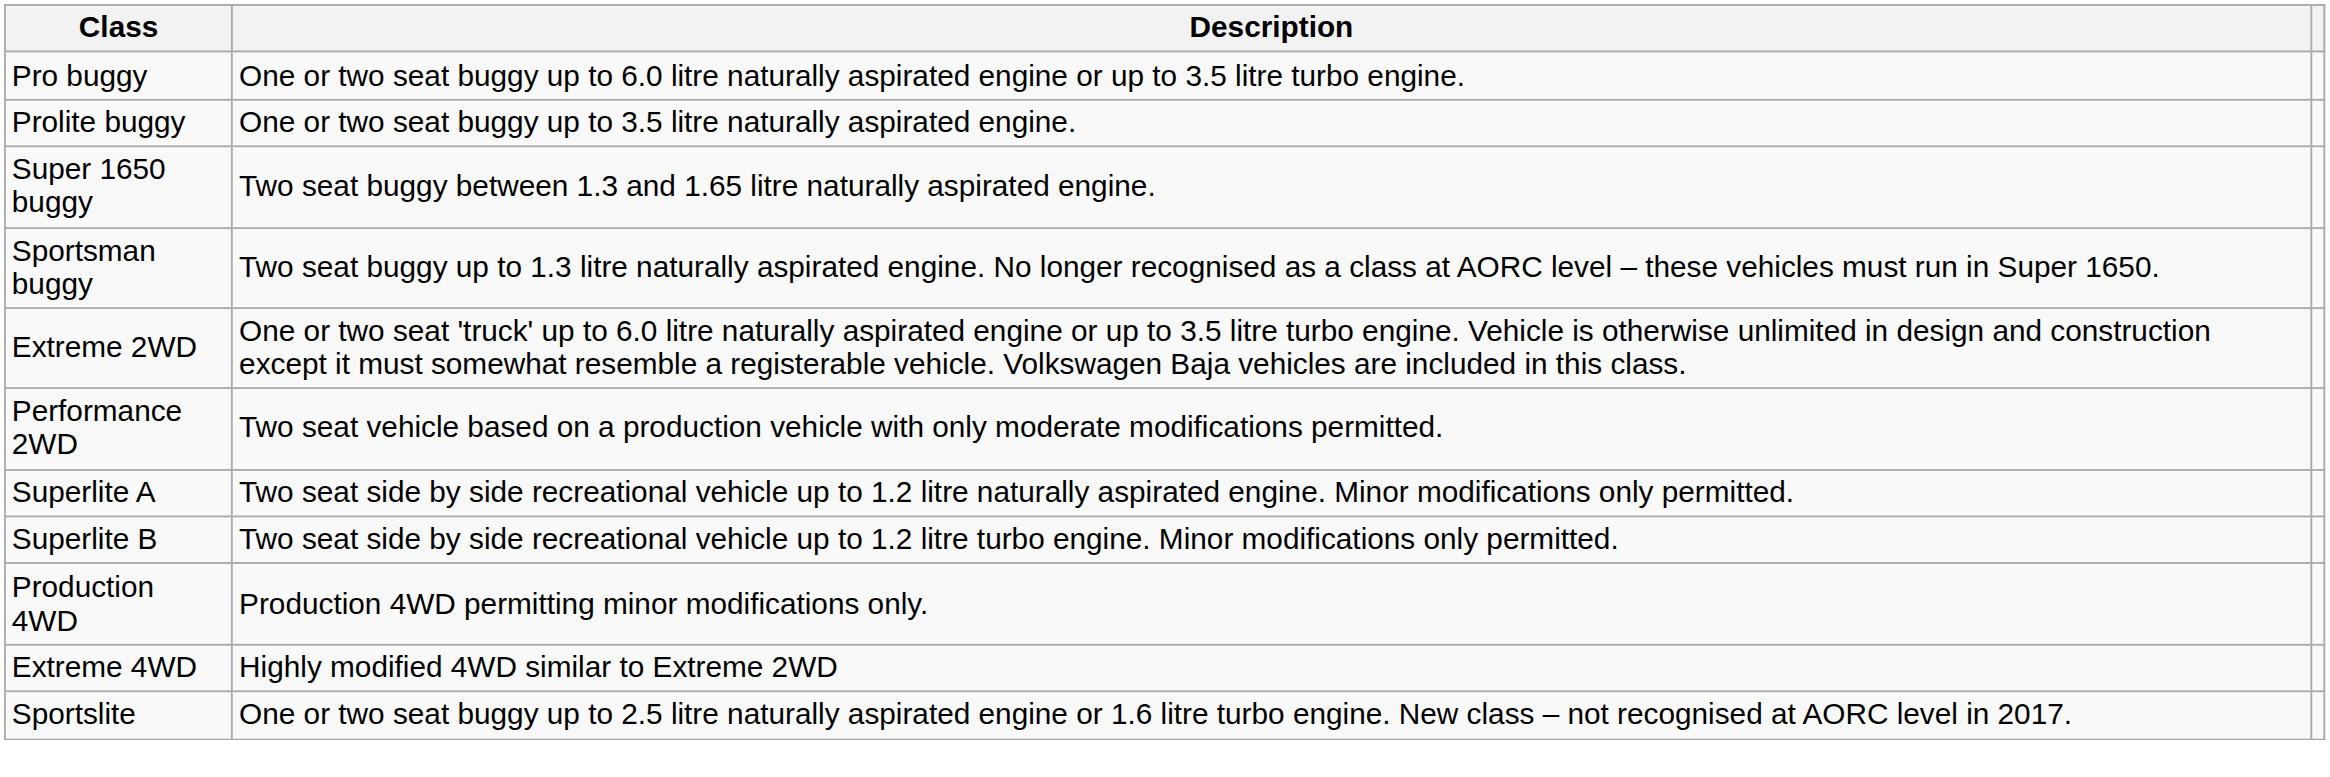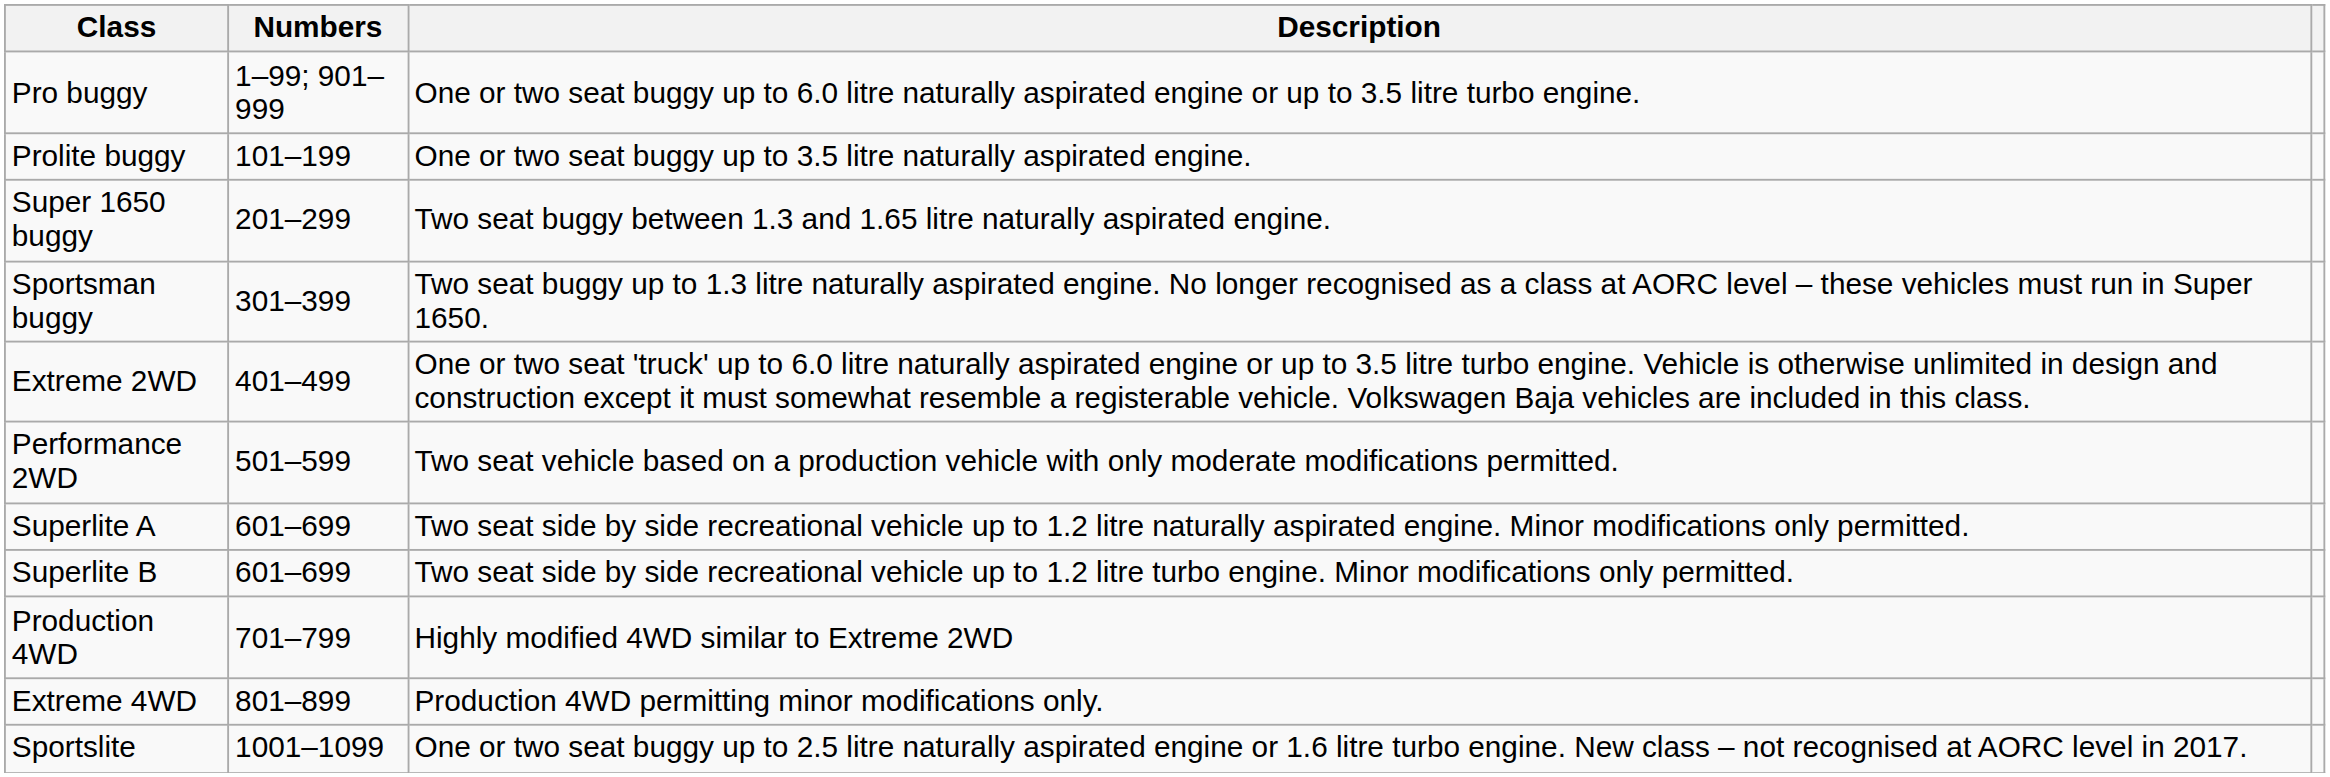+ column: (318, 28)
(584, 603) Production 4WD permitting minor modifications only. -> (714, 637) Highly modified 4WD similar to Extreme 2WD
(538, 667) Highly modified 4WD similar to Extreme 2WD -> (759, 700) Production 4WD permitting minor modifications only.
